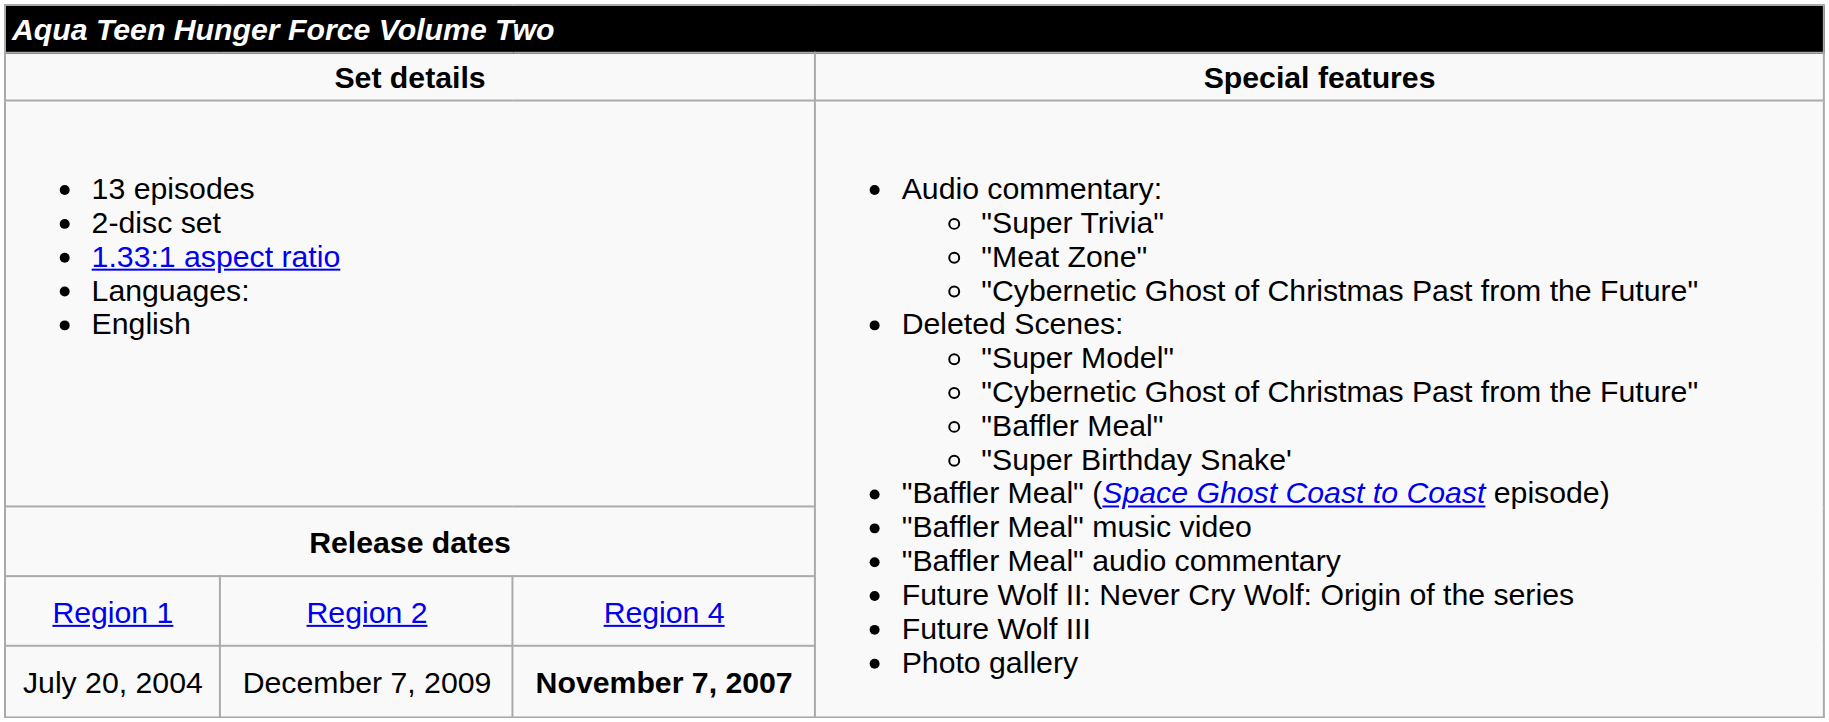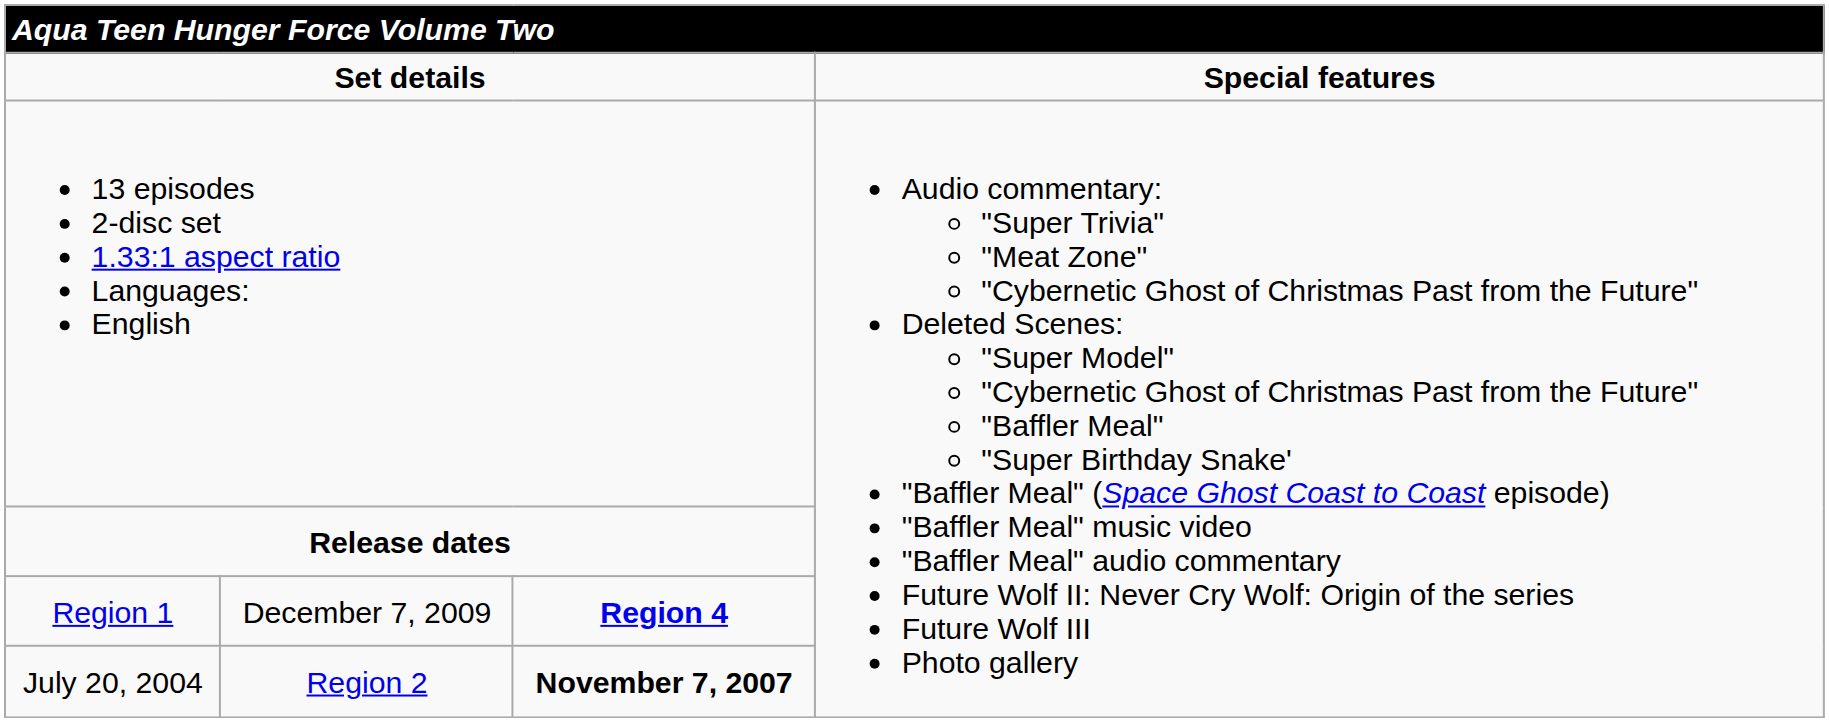(367, 612) Region 2 -> (367, 612) December 7, 2009
(664, 612) normal -> (664, 612) bold
(367, 682) December 7, 2009 -> (367, 682) Region 2
